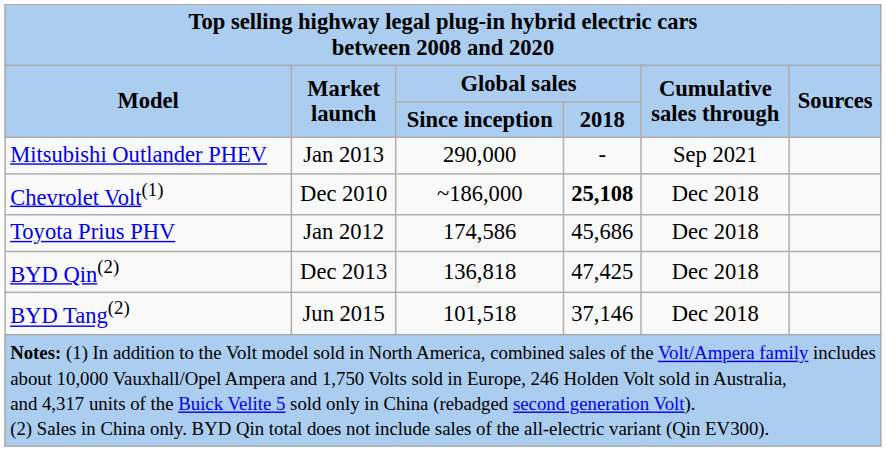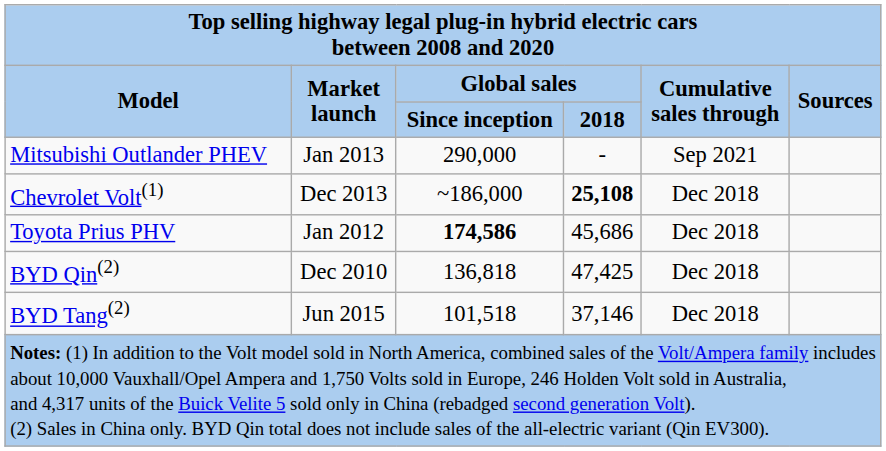(344, 193) Dec 2010 -> (344, 193) Dec 2013
(480, 232) normal -> (480, 232) bold
(344, 271) Dec 2013 -> (344, 271) Dec 2010
